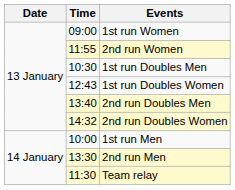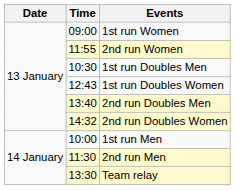(83, 157) 13:30 -> (82, 157) 11:30
(82, 175) 11:30 -> (83, 175) 13:30
